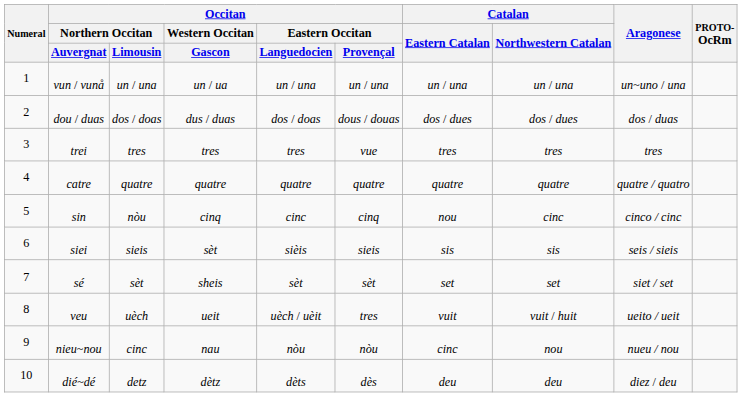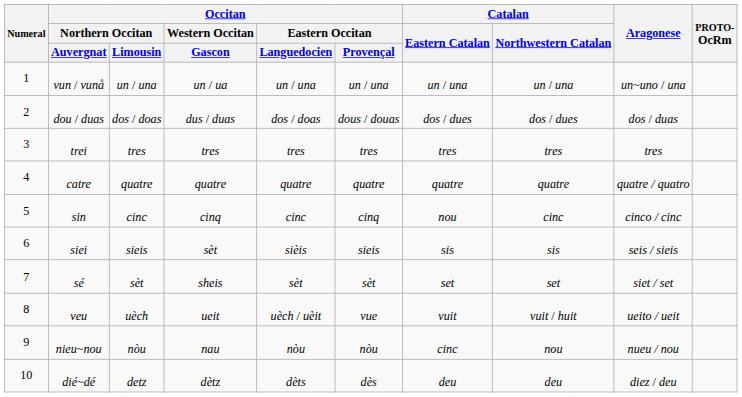(369, 151) vue -> (369, 151) tres
(137, 217) nòu -> (137, 217) cinc
(369, 316) tres -> (369, 316) vue
(137, 349) cinc -> (137, 349) nòu
